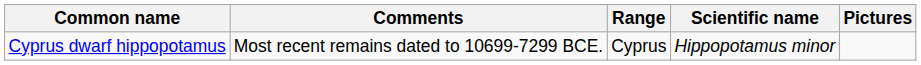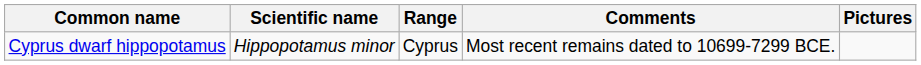columns swapped: (755, 18) <-> (418, 18)
